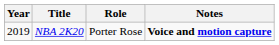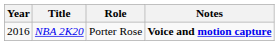(18, 31) 2019 -> (18, 31) 2016
